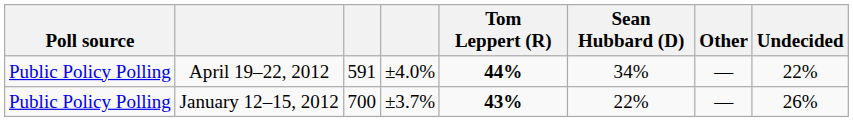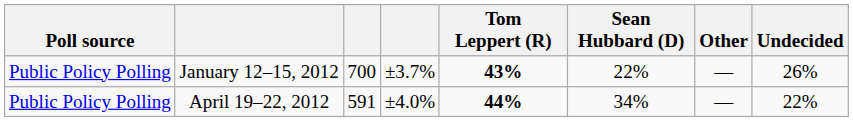rows swapped: (259, 71) <-> (259, 101)
